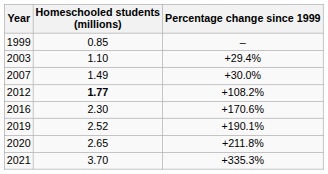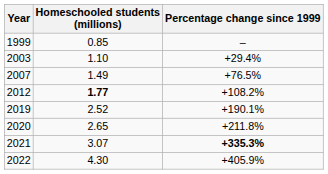(243, 76) +30.0% -> (243, 76) +76.5%
- row: (19, 110)
(98, 161) 3.70 -> (98, 144) 3.07
(243, 161) normal -> (243, 144) bold
+ row: (19, 161)
